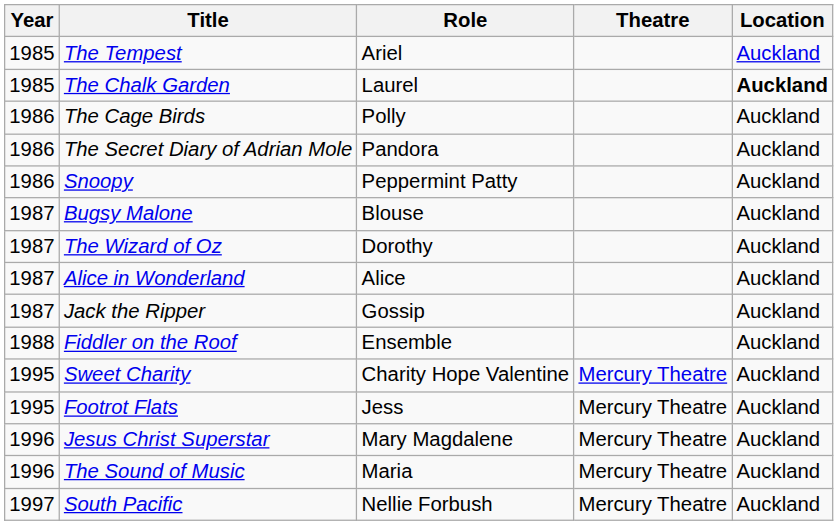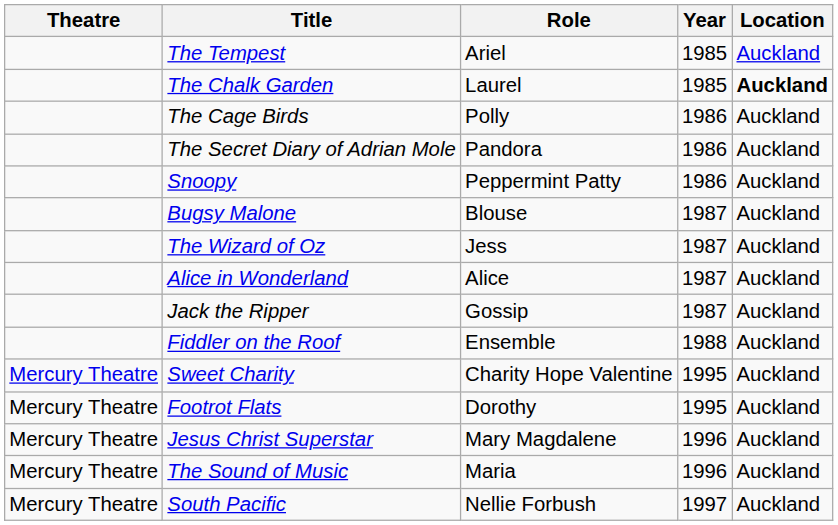columns swapped: (32, 20) <-> (653, 20)
(397, 246) Dorothy -> (486, 246) Jess
(383, 407) Jess -> (501, 407) Dorothy
